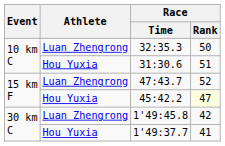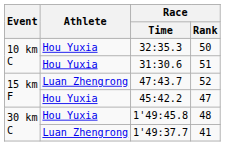(85, 47) Luan Zhengrong -> (70, 47) Hou Yuxia
(205, 98) lightyellow background -> (205, 98) no background
(85, 115) Luan Zhengrong -> (70, 115) Hou Yuxia
(205, 115) 42 -> (205, 115) 48
(70, 132) Hou Yuxia -> (85, 132) Luan Zhengrong
